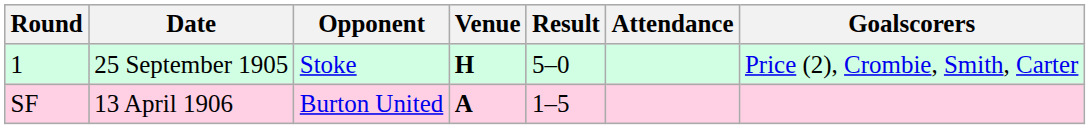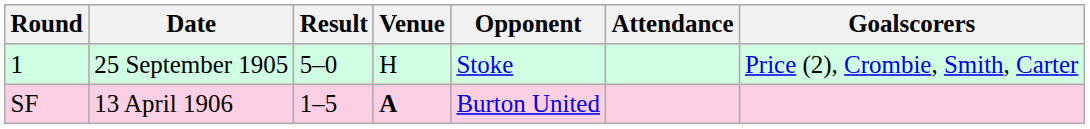columns swapped: (372, 24) <-> (566, 24)
(465, 63) bold -> (388, 63) normal
